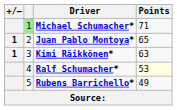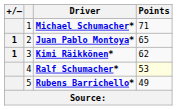(29, 26) lightgreen background -> (29, 26) no background
(144, 55) 63 -> (144, 55) 62
